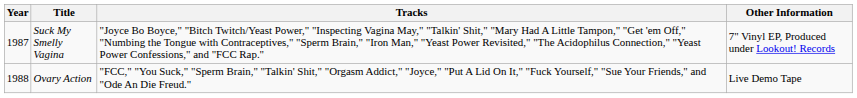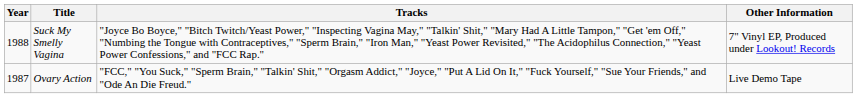(18, 42) 1987 -> (18, 42) 1988
(18, 78) 1988 -> (18, 78) 1987
